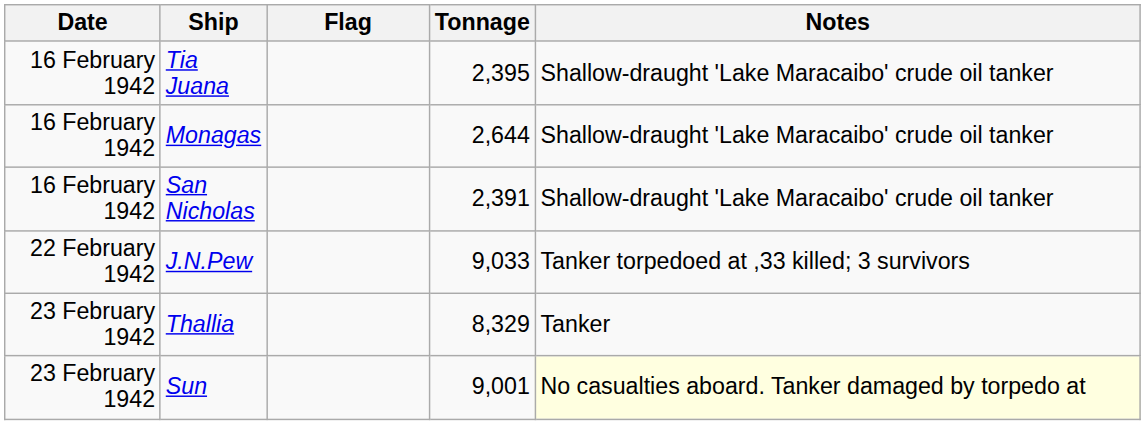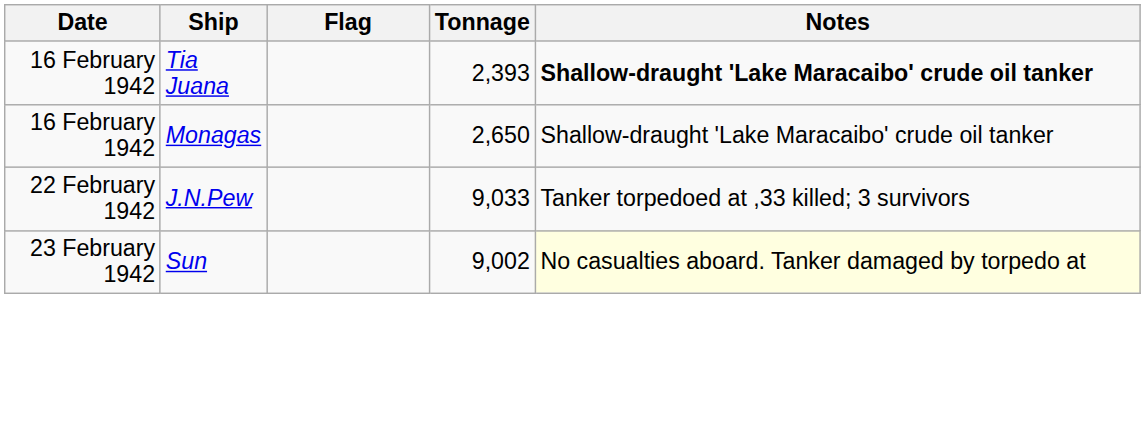(501, 72) 2,395 -> (501, 72) 2,393
(797, 72) normal -> (817, 72) bold
(501, 135) 2,644 -> (501, 135) 2,650
- row: (210, 198)
- row: (200, 324)
(501, 387) 9,001 -> (501, 261) 9,002
